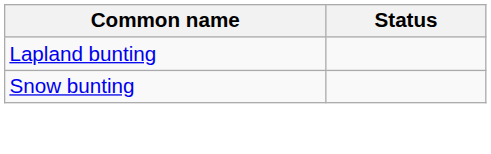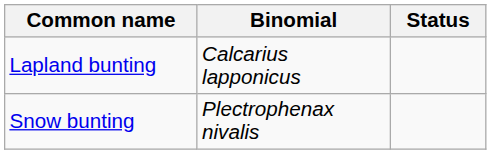+ column: (294, 20)
